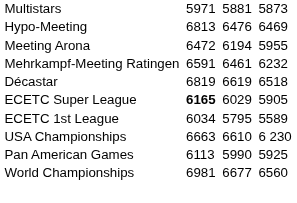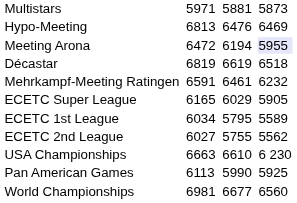(273, 45) no background -> (273, 45) lavender background
rows swapped: (31, 82) <-> (92, 63)
(201, 100) bold -> (201, 100) normal
+ row: (64, 136)
